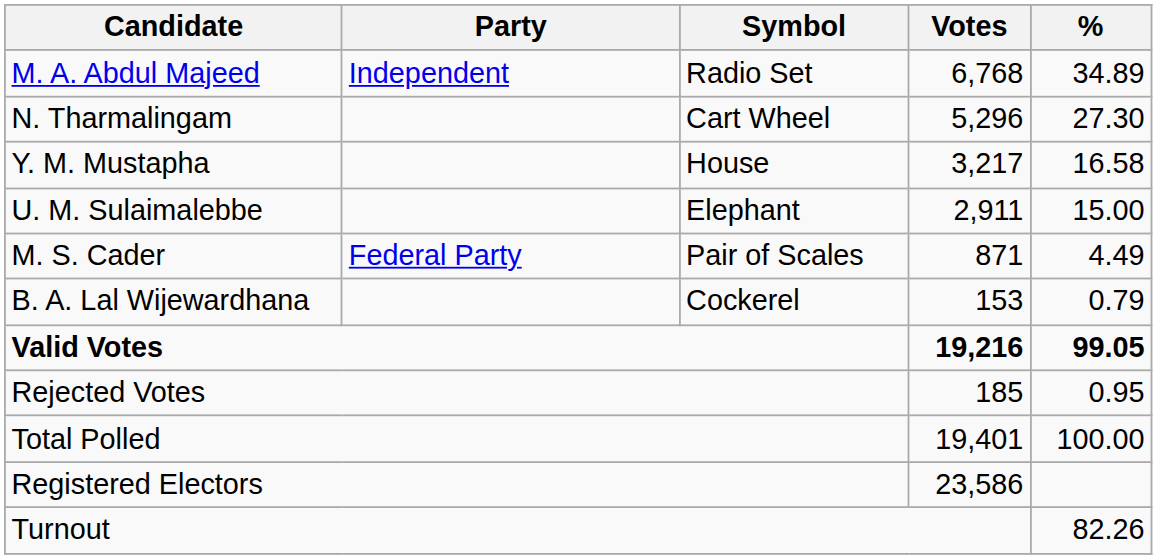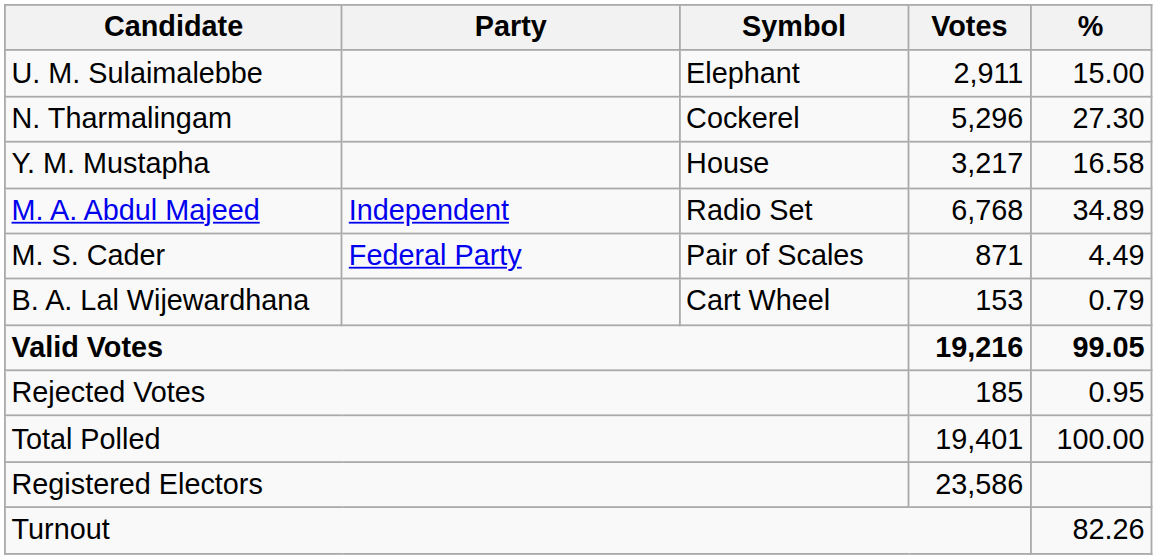rows swapped: (136, 73) <-> (137, 210)
(758, 118) Cart Wheel -> (743, 118) Cockerel
(743, 301) Cockerel -> (758, 301) Cart Wheel
